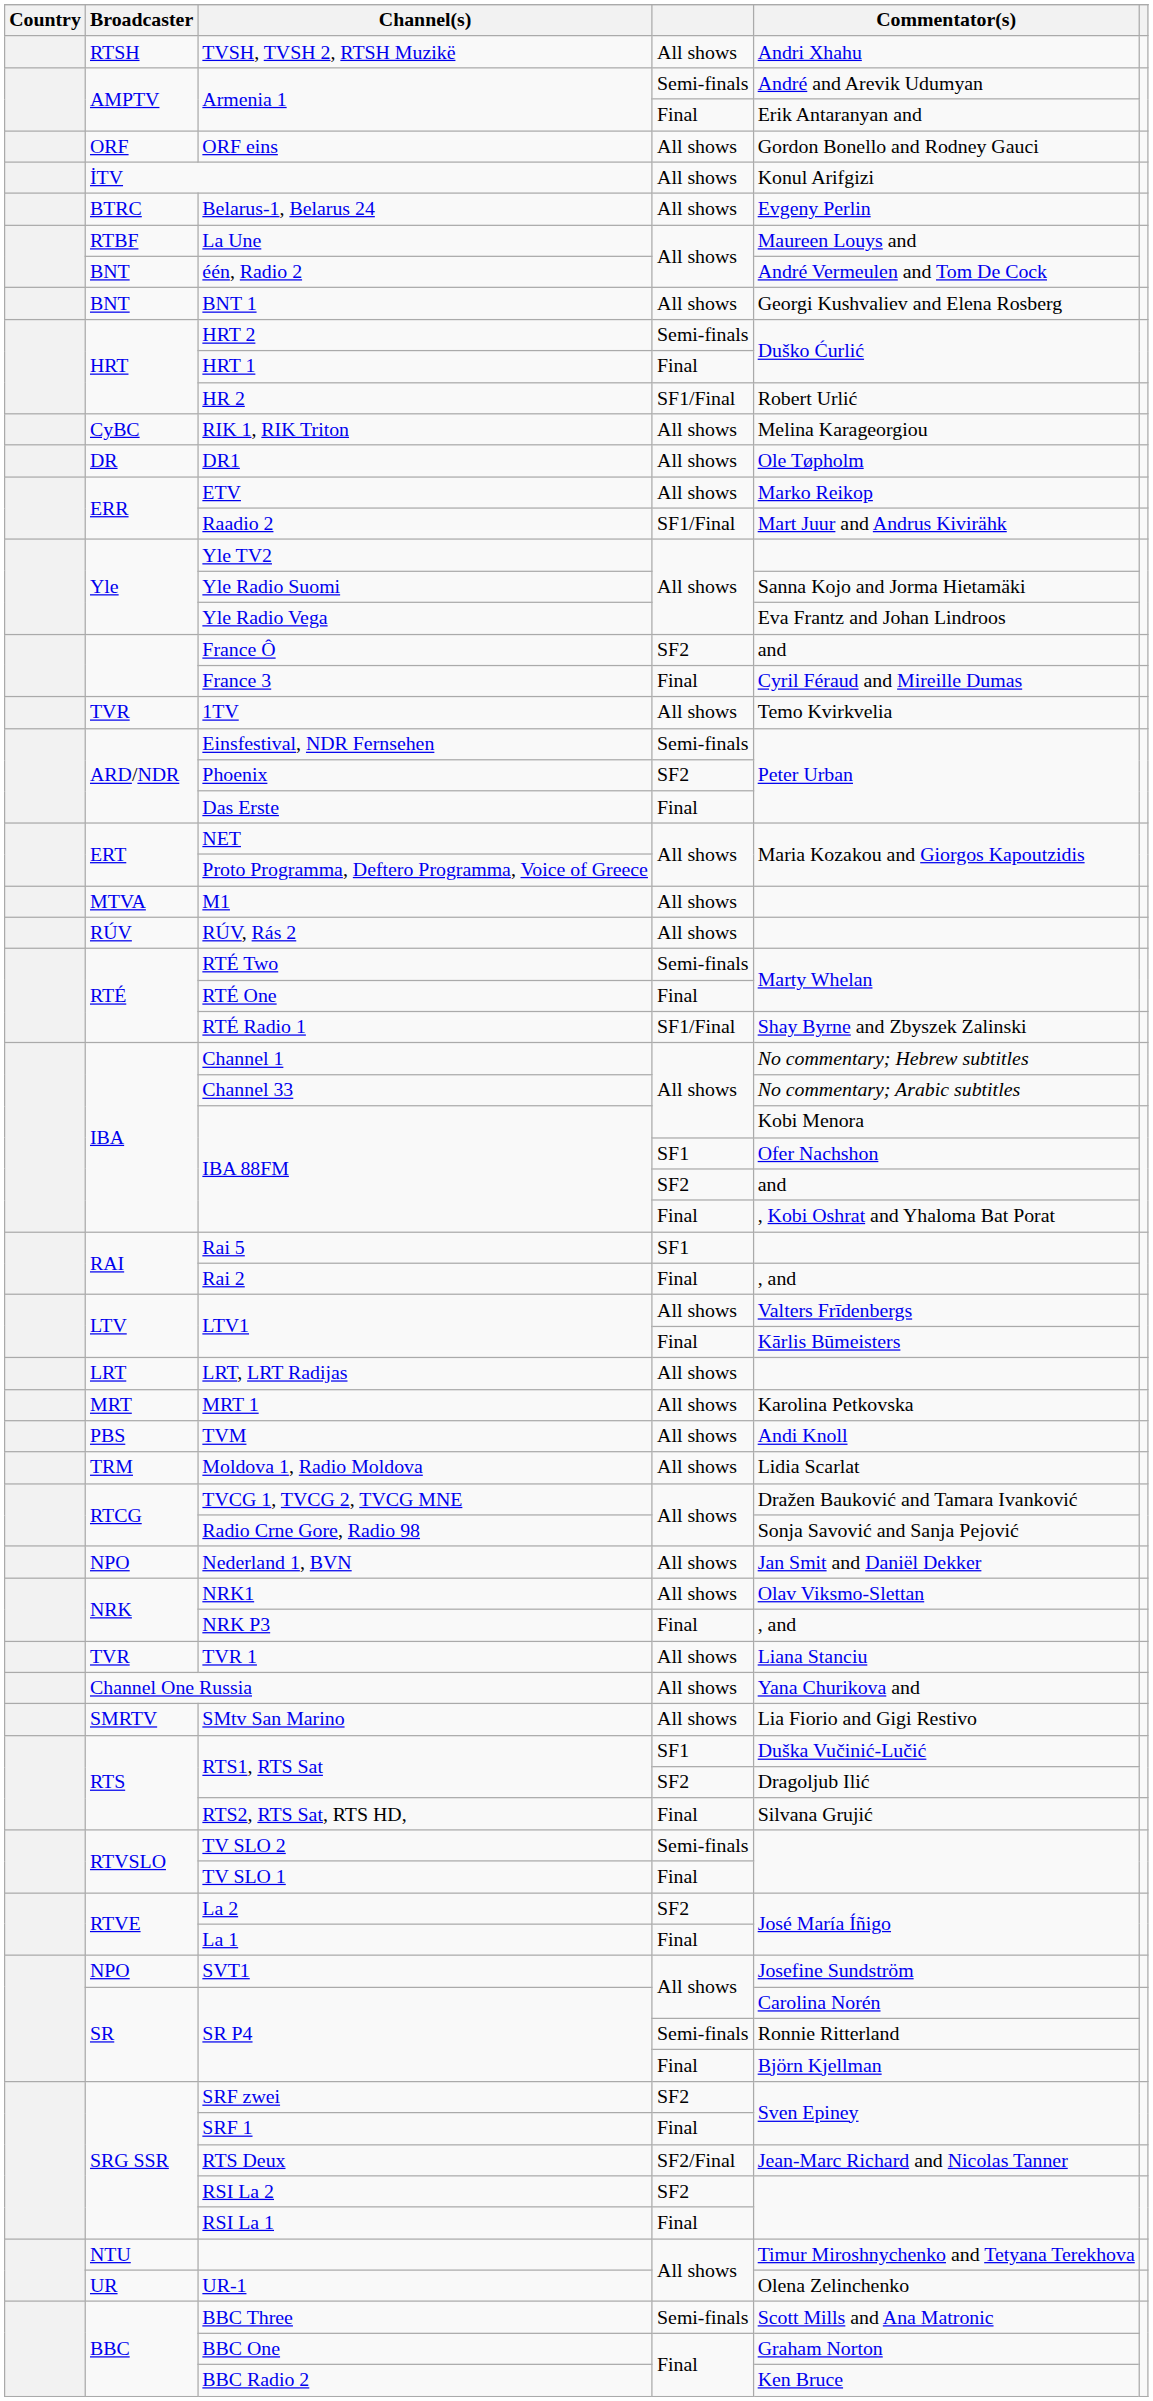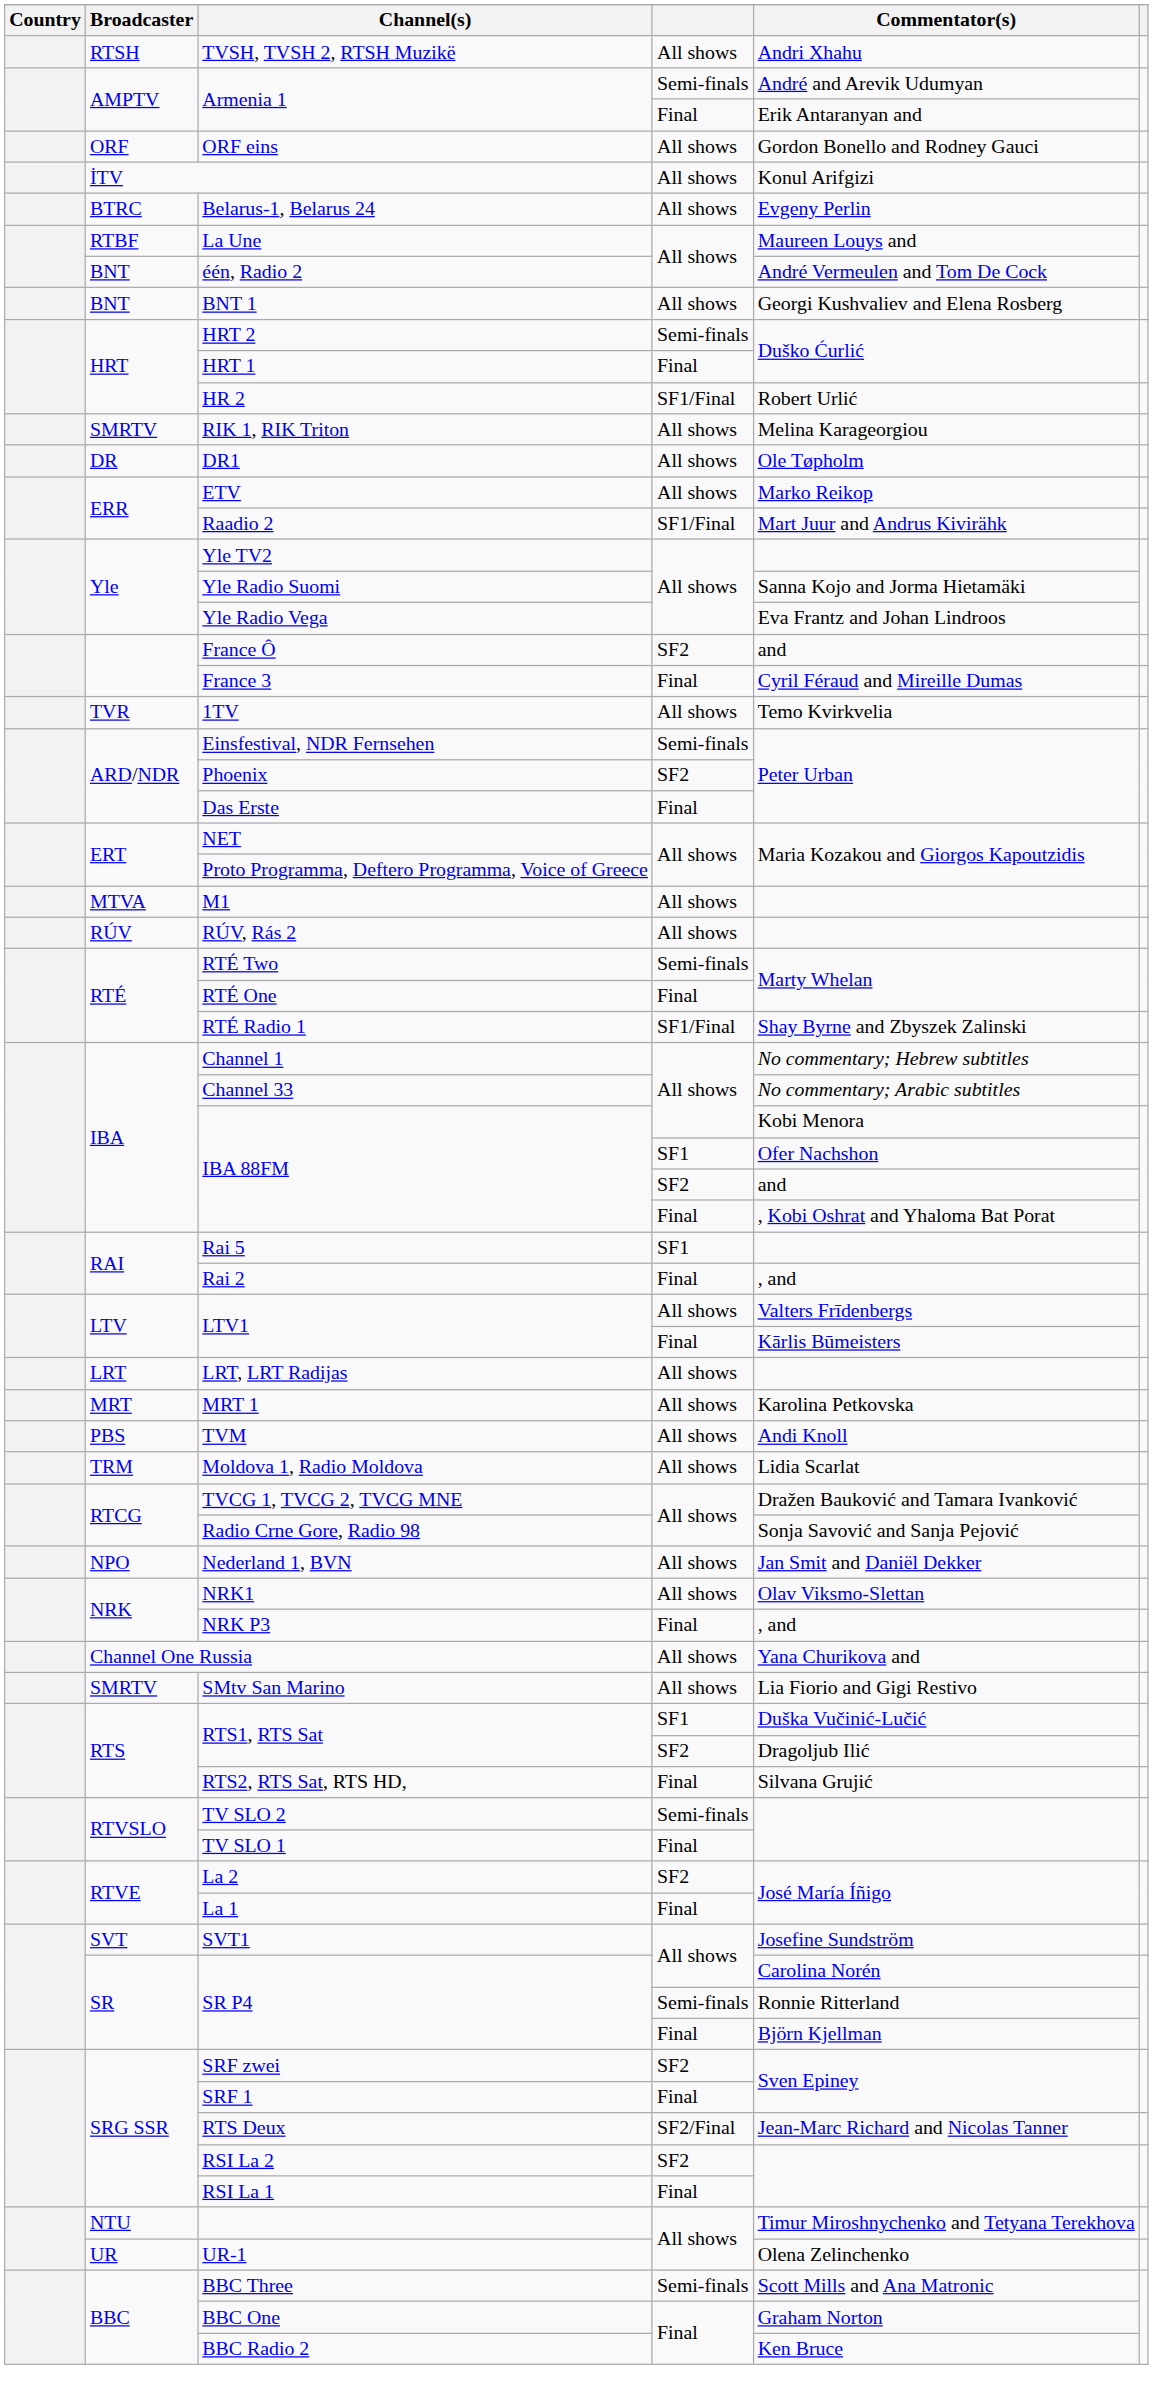(115, 429) CyBC -> (124, 429) SMRTV
- row: (230, 1656)
(110, 1971) NPO -> (109, 1939) SVT
